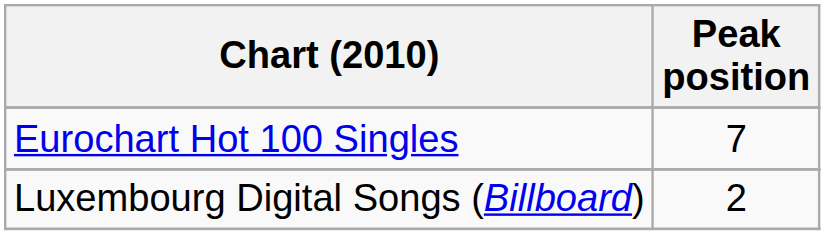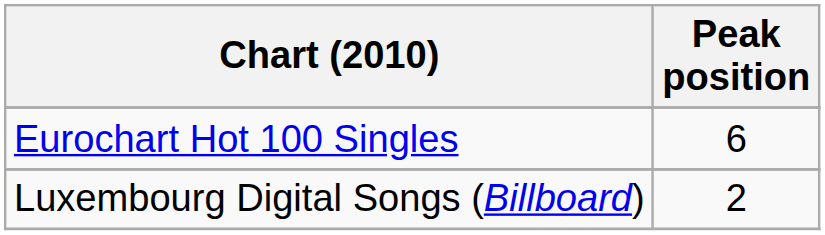(736, 137) 7 -> (736, 137) 6
